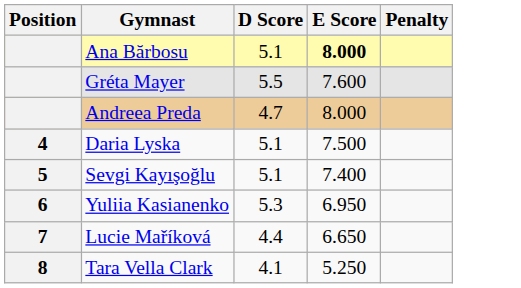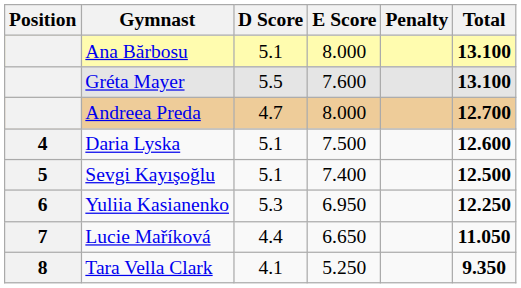+ column: (484, 19)
(344, 50) bold -> (344, 50) normal
